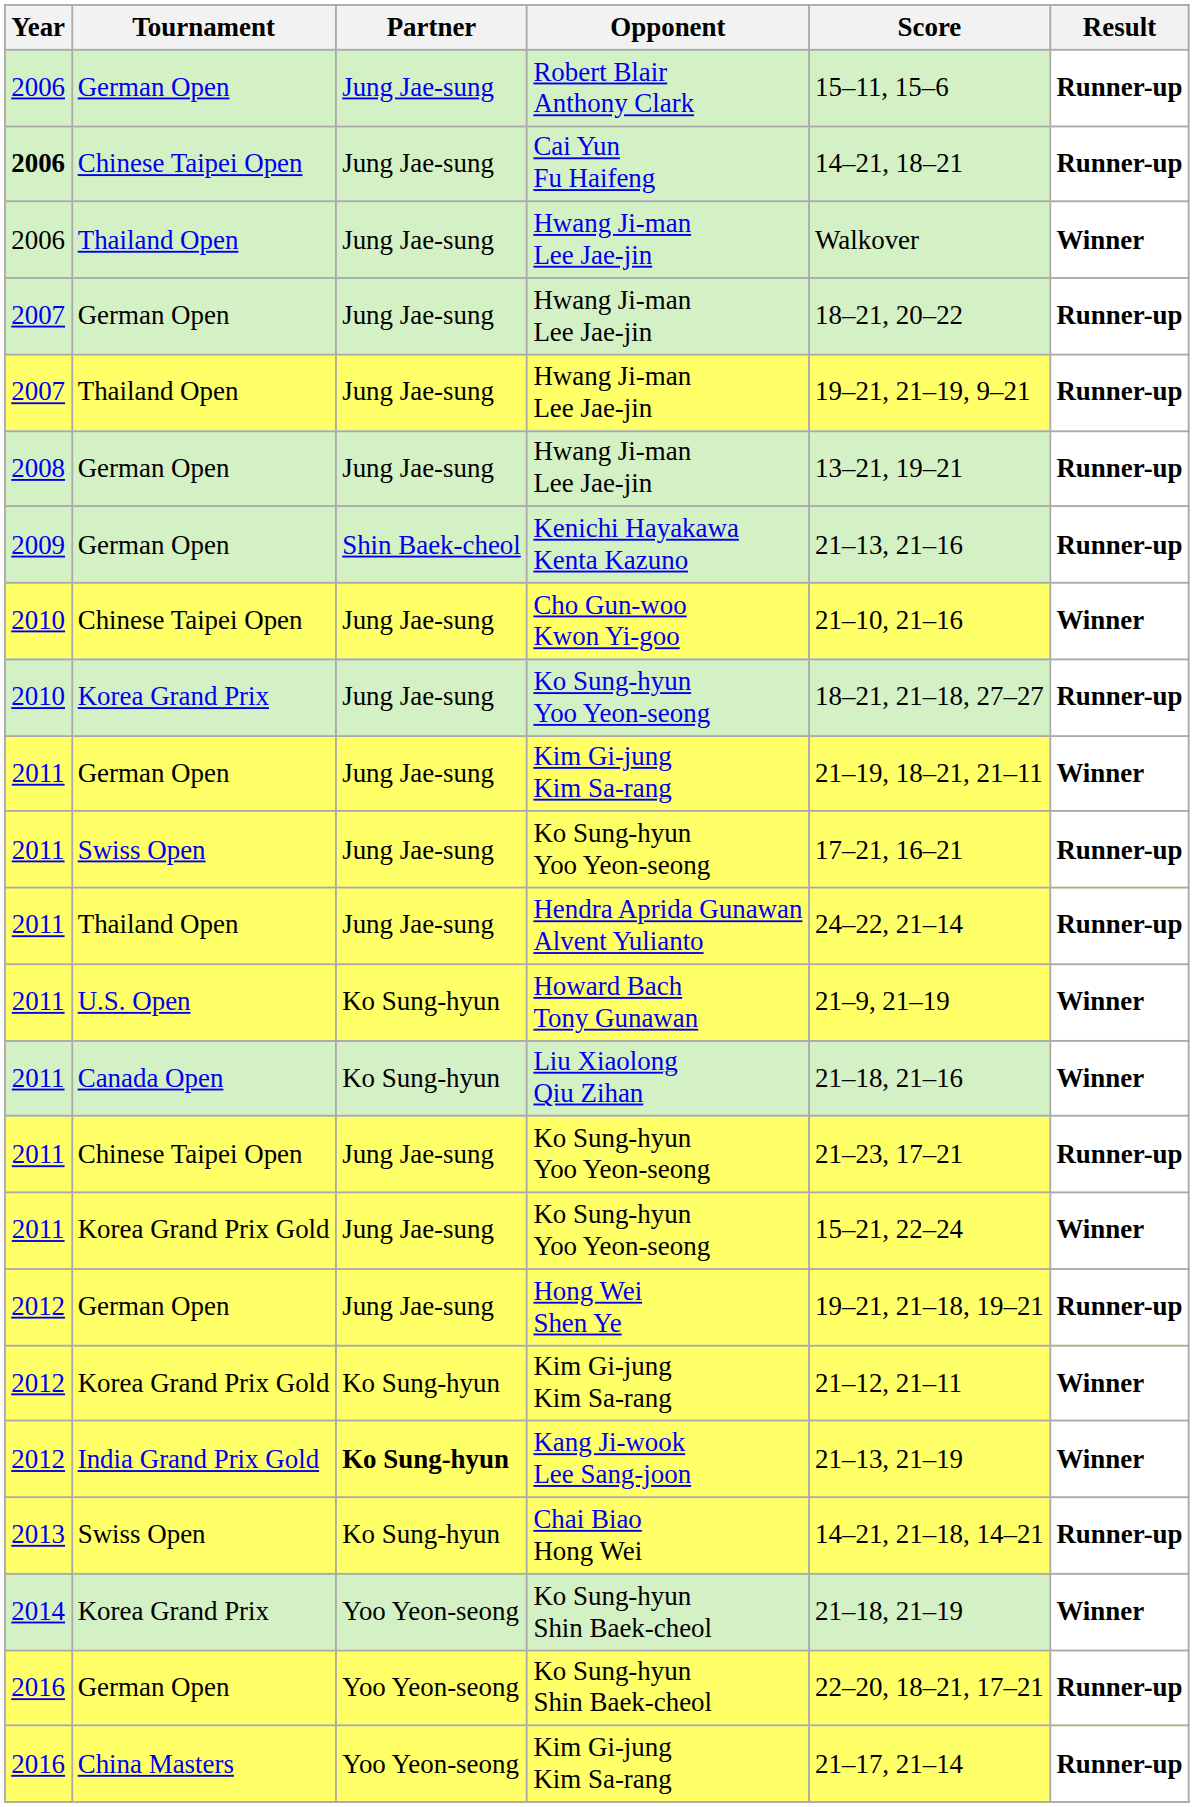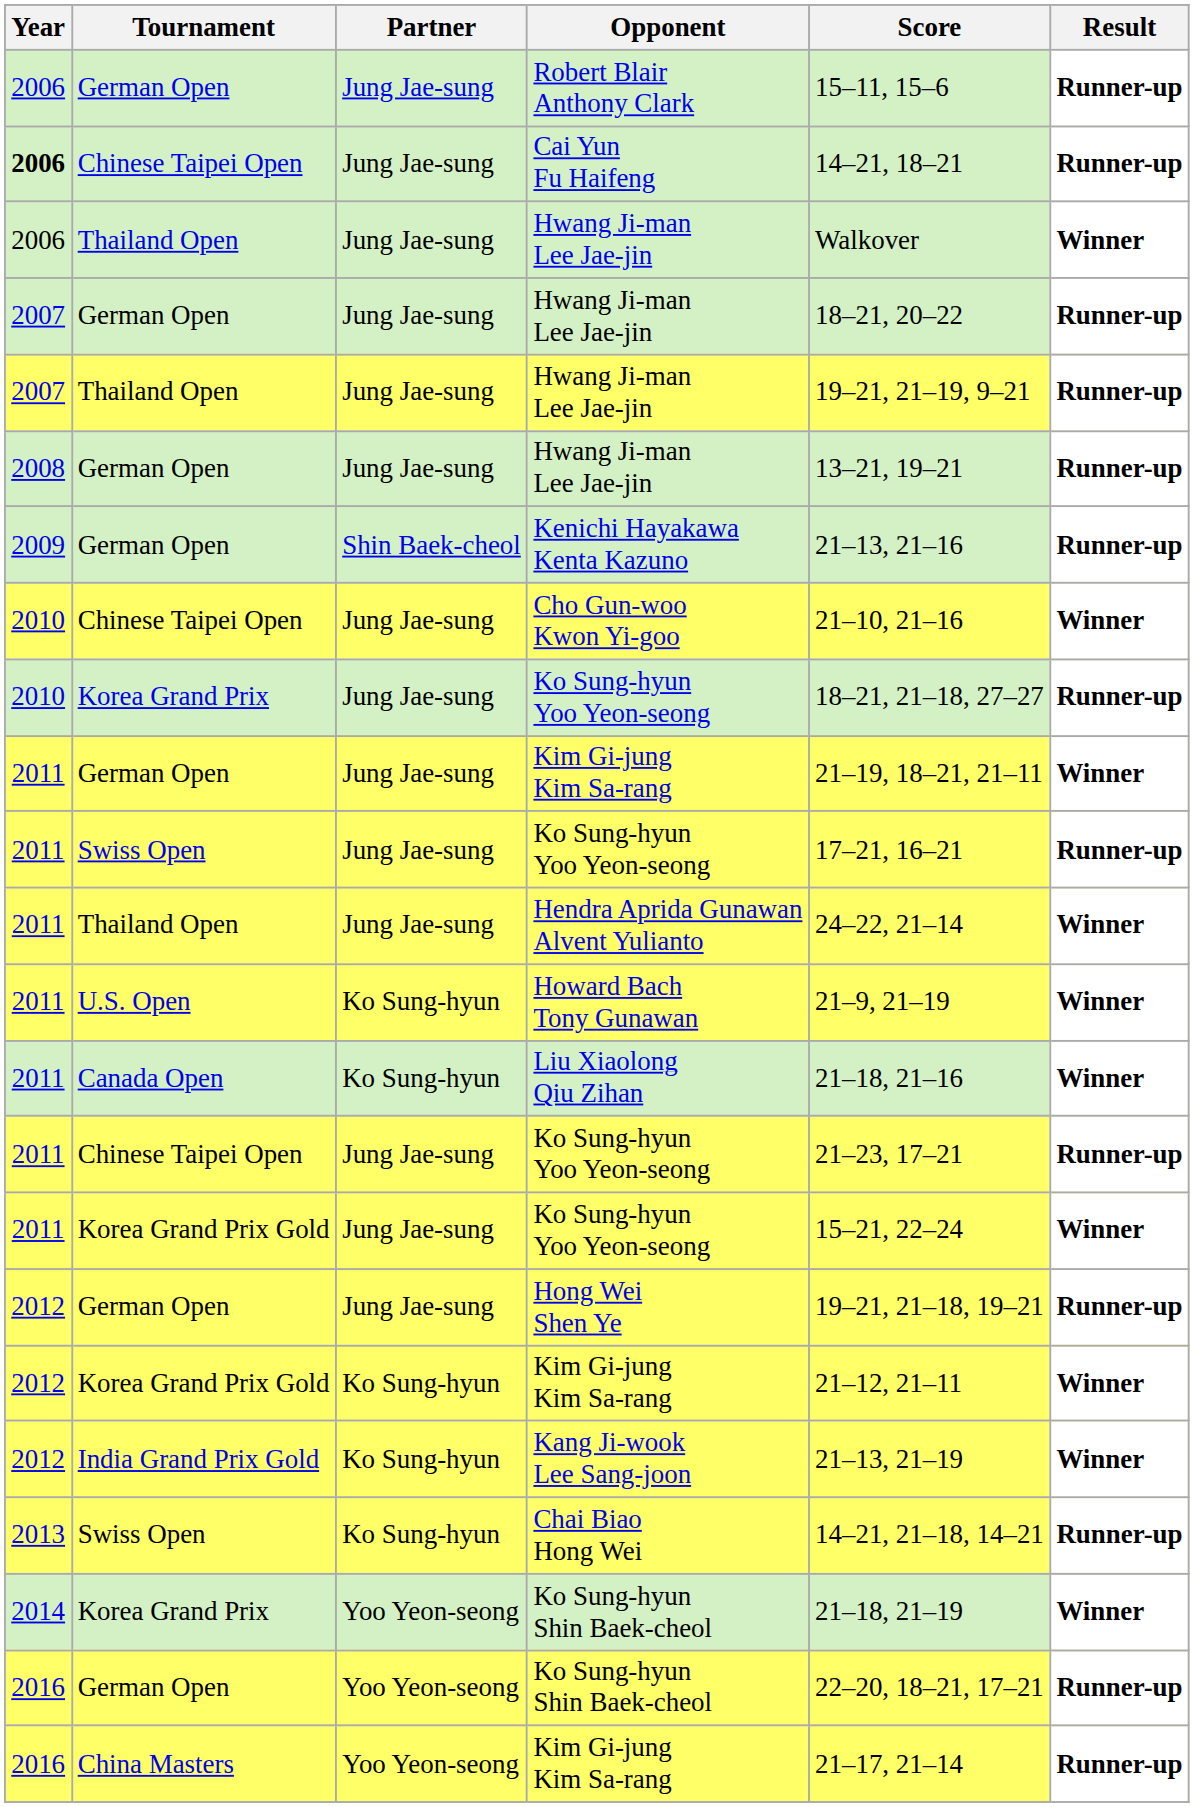(1119, 925) Runner-up -> (1100, 925) Winner
(426, 1459) bold -> (421, 1459) normal
